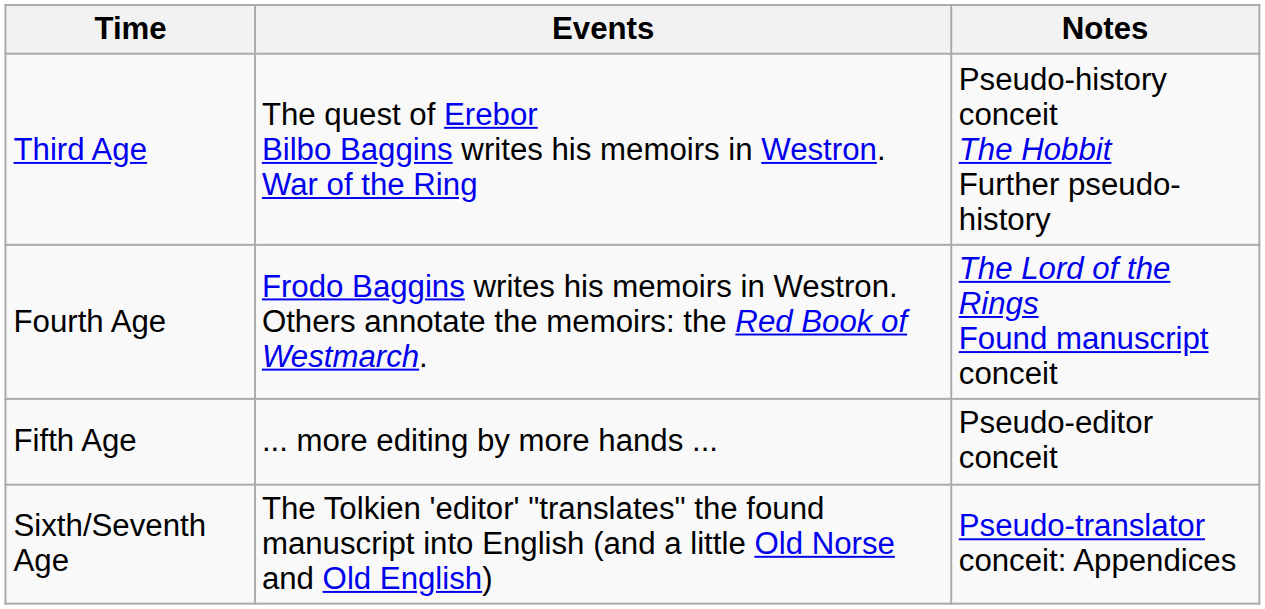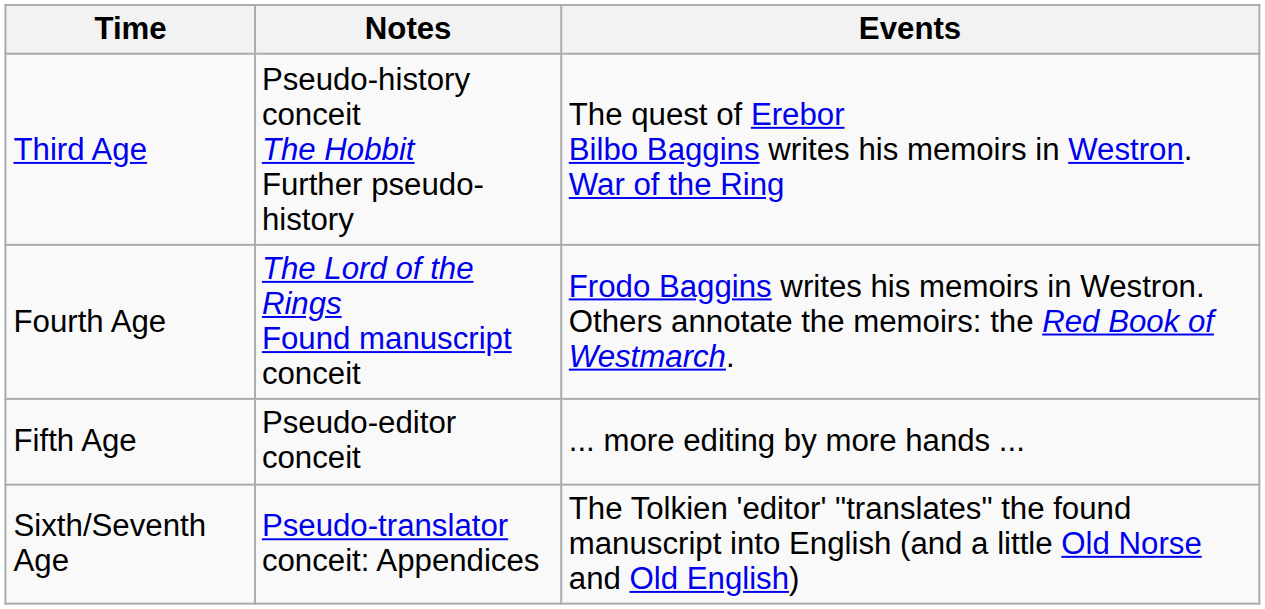columns swapped: (603, 29) <-> (1105, 29)
